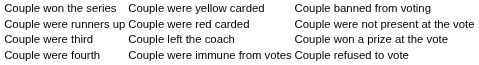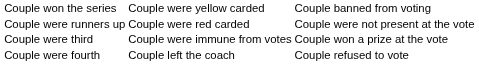(182, 39) Couple left the coach -> (210, 39) Couple were immune from votes
(210, 55) Couple were immune from votes -> (182, 55) Couple left the coach
